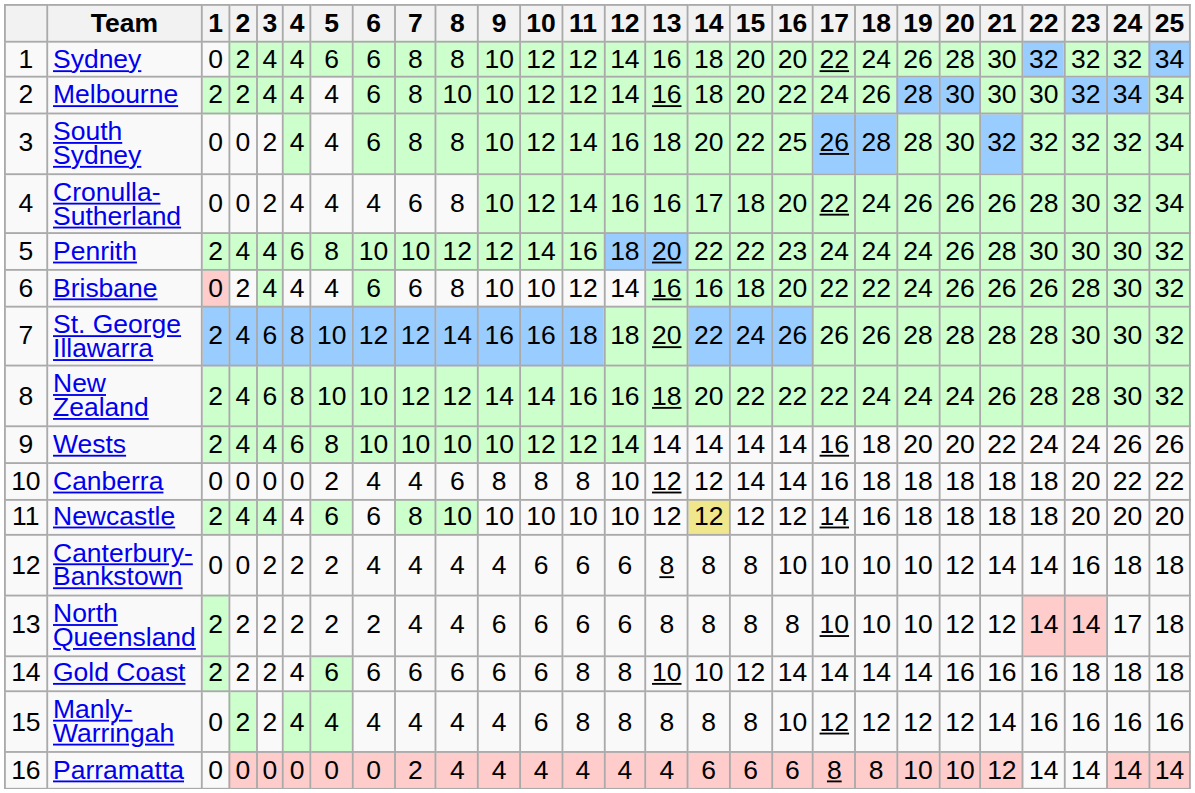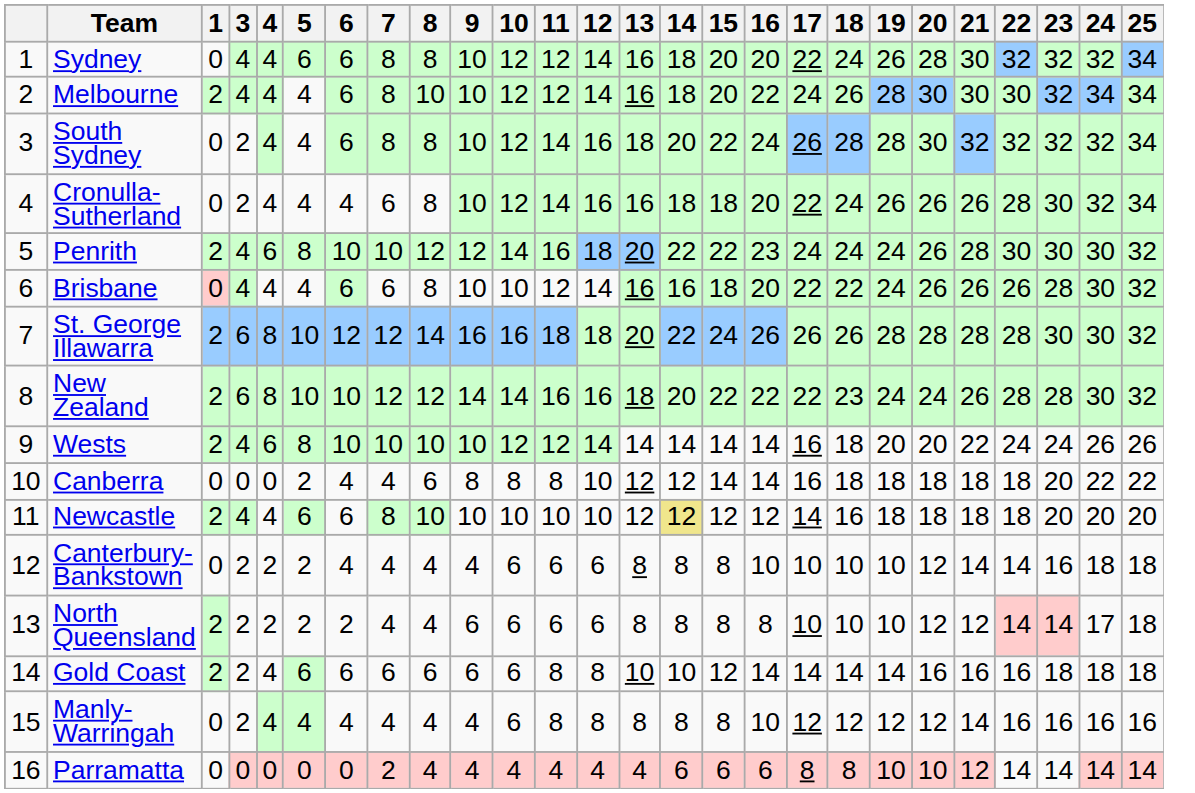- column: (243, 23)
(792, 143) 25 -> (765, 143) 24
(709, 203) 17 -> (681, 203) 18
(876, 396) 24 -> (849, 396) 23
